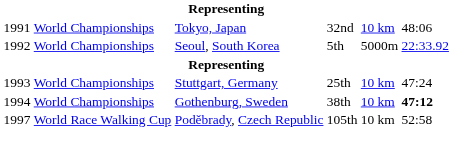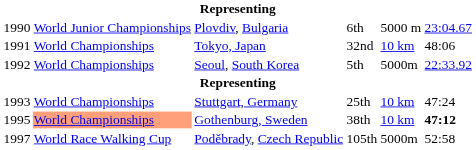+ row: (241, 27)
(17, 101) 1994 -> (17, 120) 1995
(94, 101) no background -> (94, 120) lightsalmon background
(378, 120) 10 km -> (399, 138) 5000m
